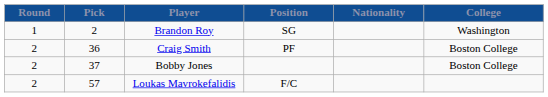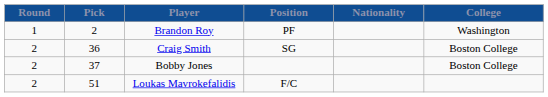(289, 30) SG -> (289, 30) PF
(289, 48) PF -> (289, 48) SG
(94, 83) 57 -> (94, 83) 51
